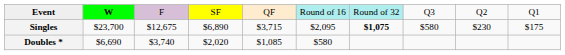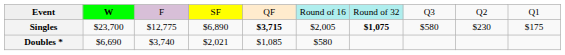(162, 27) $12,675 -> (162, 27) $12,775
(269, 27) normal -> (269, 27) bold
(323, 27) $2,095 -> (323, 27) $2,005
(216, 42) $2,020 -> (216, 42) $2,021
